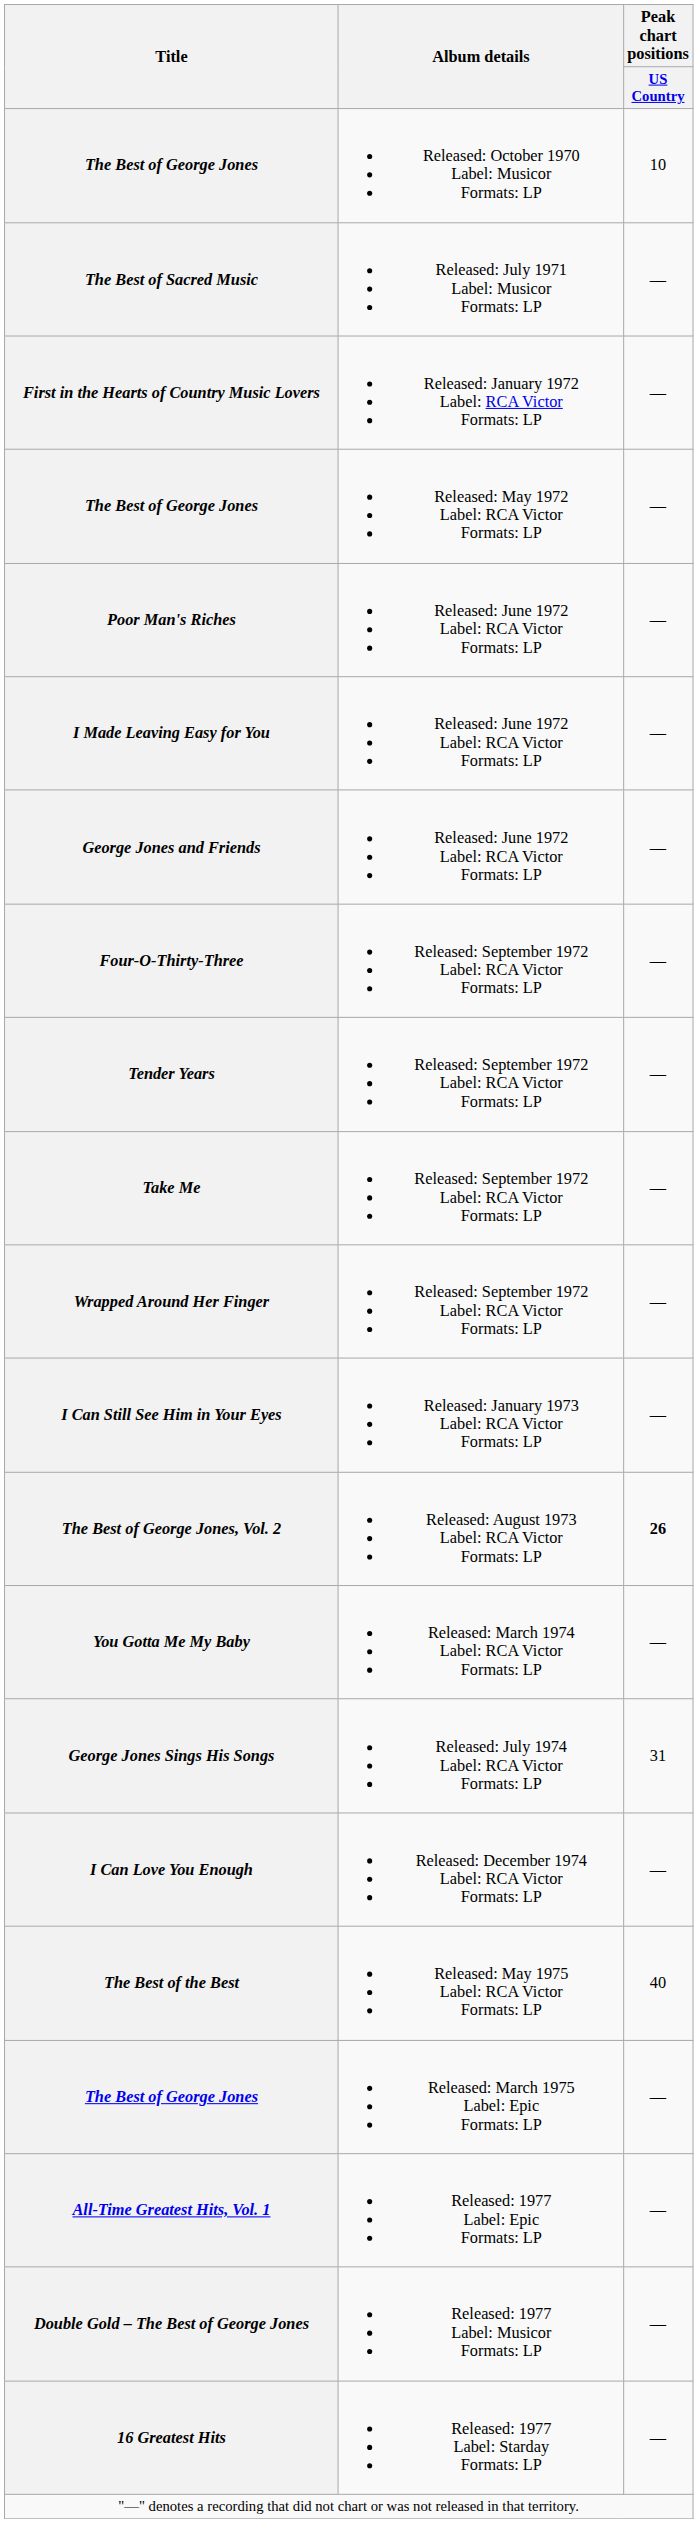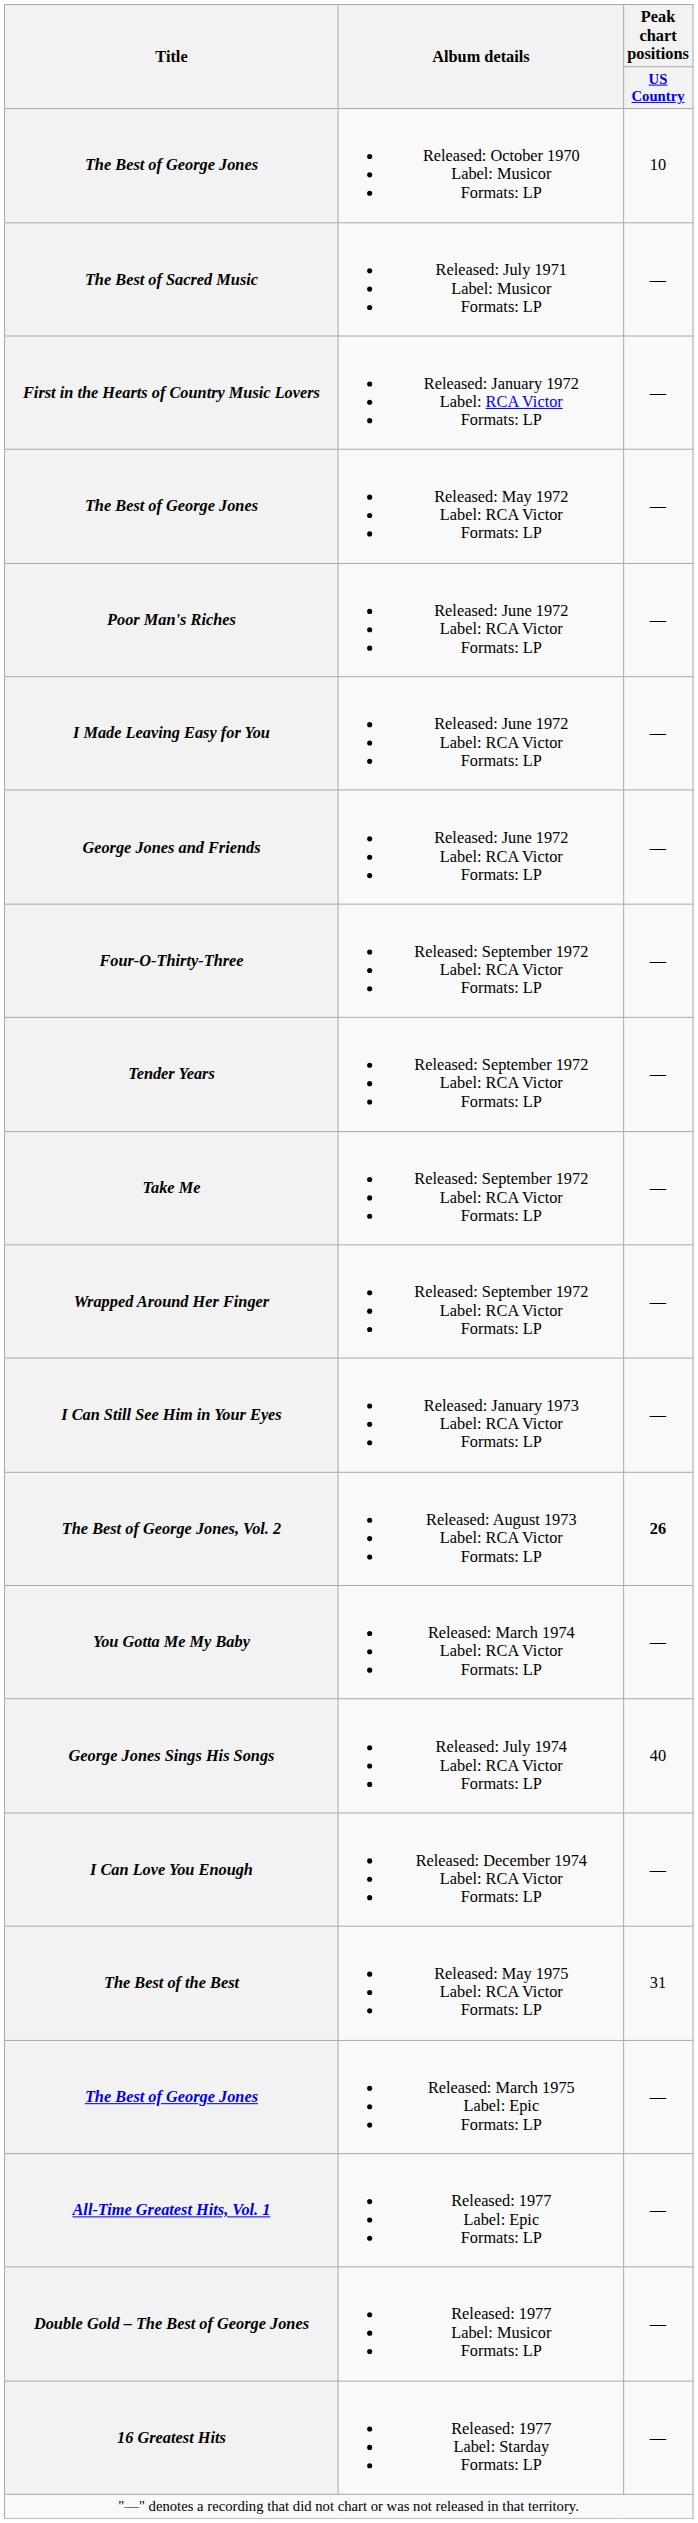(658, 1755) 31 -> (658, 1755) 40
(658, 1983) 40 -> (658, 1983) 31
